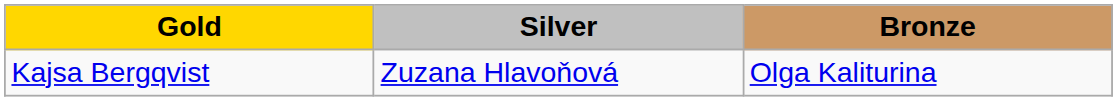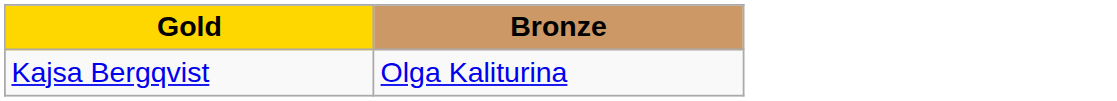- column: (559, 27)
